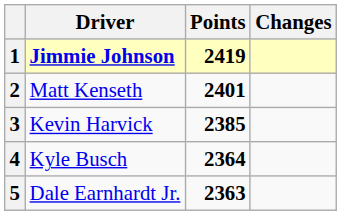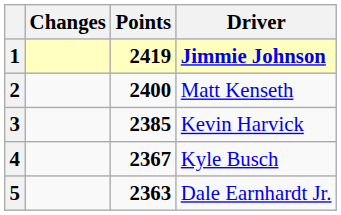columns swapped: (105, 21) <-> (293, 21)
(225, 90) 2401 -> (150, 90) 2400
(225, 159) 2364 -> (150, 159) 2367
